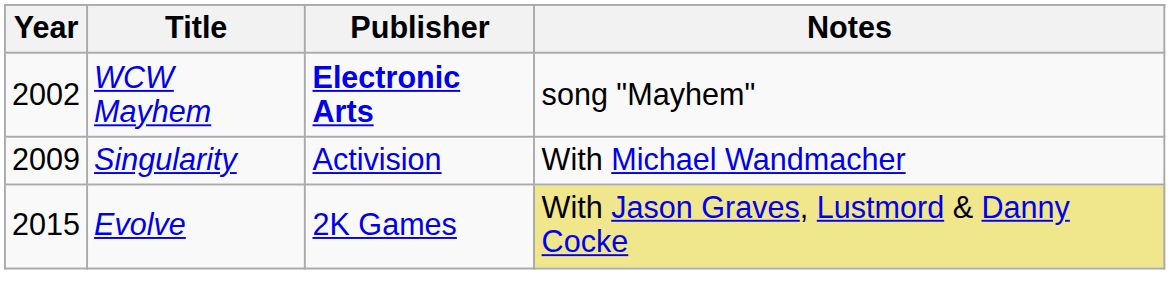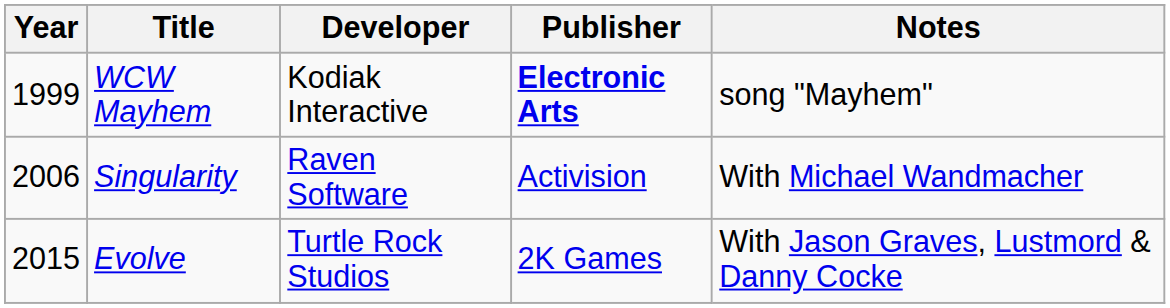+ column: (395, 28)
(46, 94) 2002 -> (46, 94) 1999
(46, 160) 2009 -> (46, 177) 2006
(806, 225) khaki background -> (935, 260) no background
